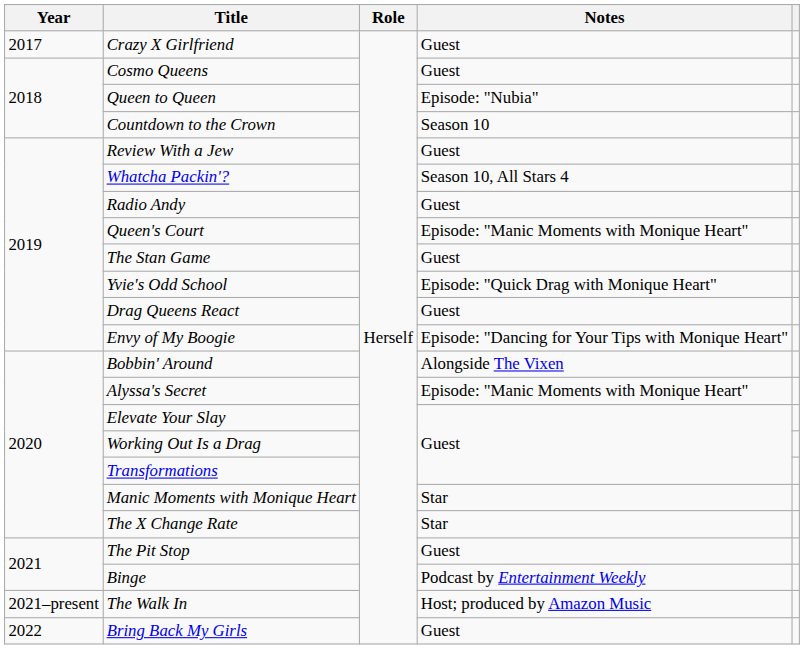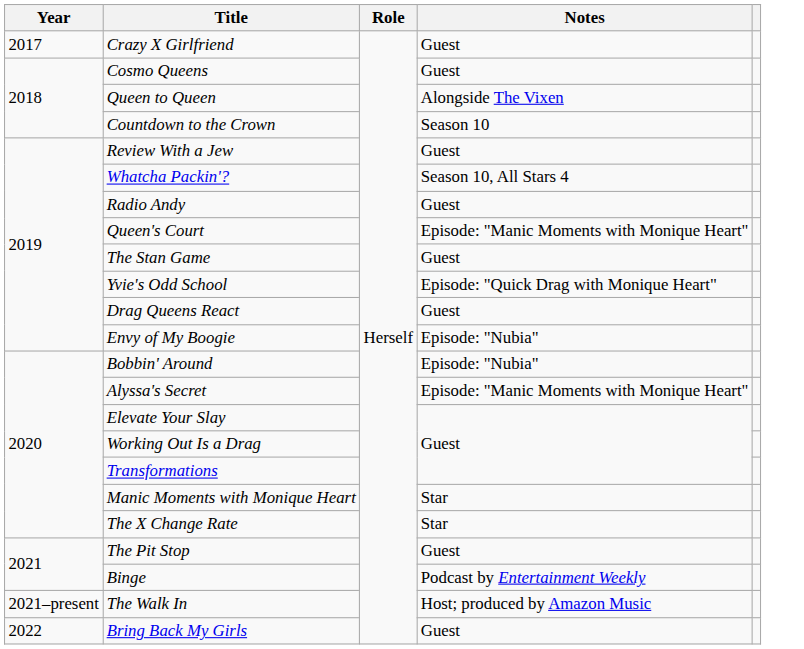(480, 97) Episode: "Nubia" -> (492, 97) Alongside The Vixen
(604, 337) Episode: "Dancing for Your Tips with Monique Heart" -> (480, 337) Episode: "Nubia"
(492, 364) Alongside The Vixen -> (480, 364) Episode: "Nubia"
